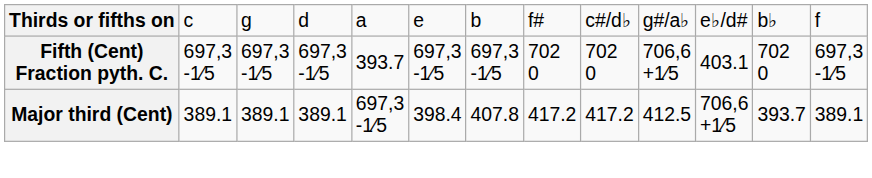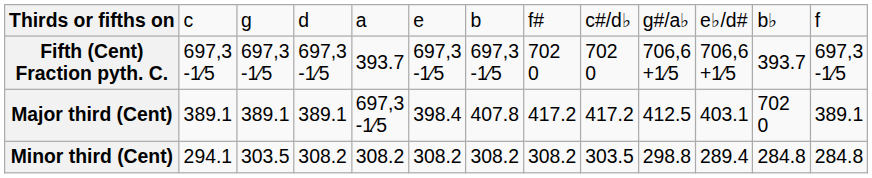(724, 62) 403.1 -> (724, 62) 706,6 +1⁄5
(774, 62) 702 0 -> (782, 62) 393.7
(724, 115) 706,6 +1⁄5 -> (724, 115) 403.1
(782, 115) 393.7 -> (774, 115) 702 0
+ row: (92, 156)
